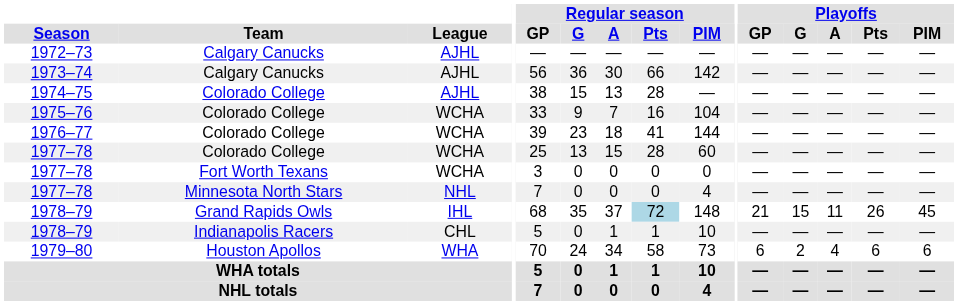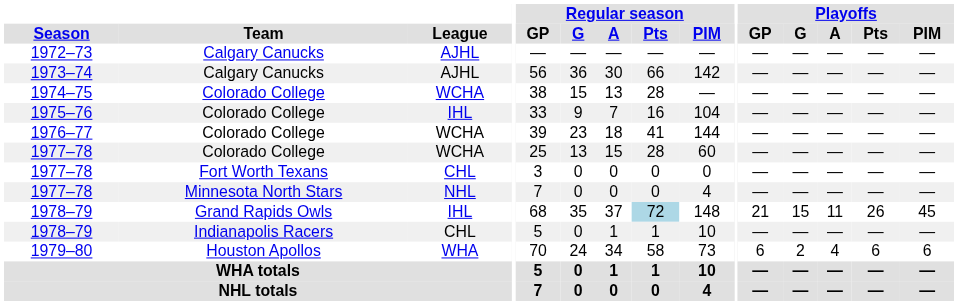(460, 93) AJHL -> (460, 93) WCHA
(460, 112) WCHA -> (460, 112) IHL
(460, 172) WCHA -> (460, 172) CHL
